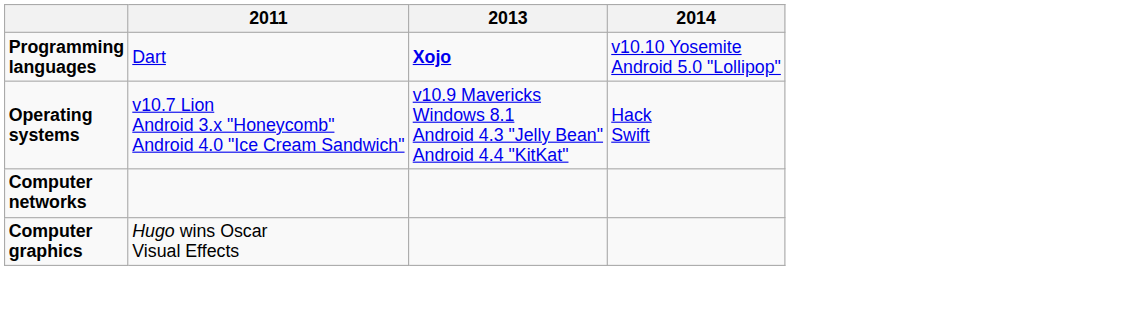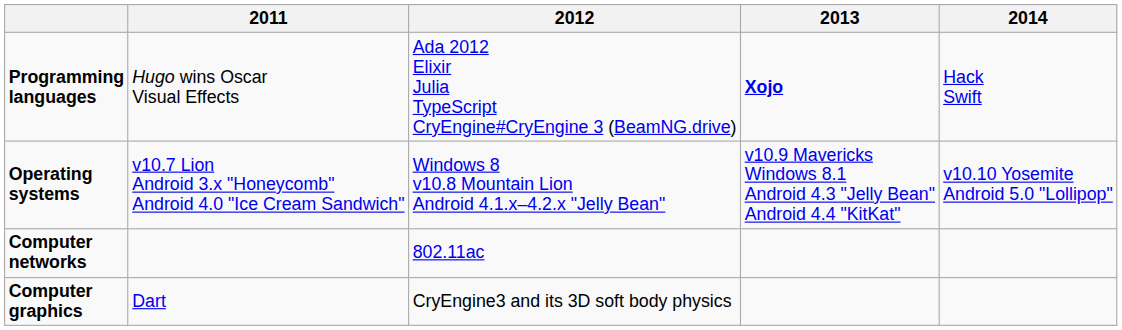+ column: (575, 18)
(149, 56) Dart -> (200, 86) Hugo wins Oscar Visual Effects
(696, 56) v10.10 Yosemite Android 5.0 "Lollipop" -> (963, 86) Hack Swift
(631, 124) Hack Swift -> (1028, 184) v10.10 Yosemite Android 5.0 "Lollipop"
(200, 241) Hugo wins Oscar Visual Effects -> (149, 301) Dart
